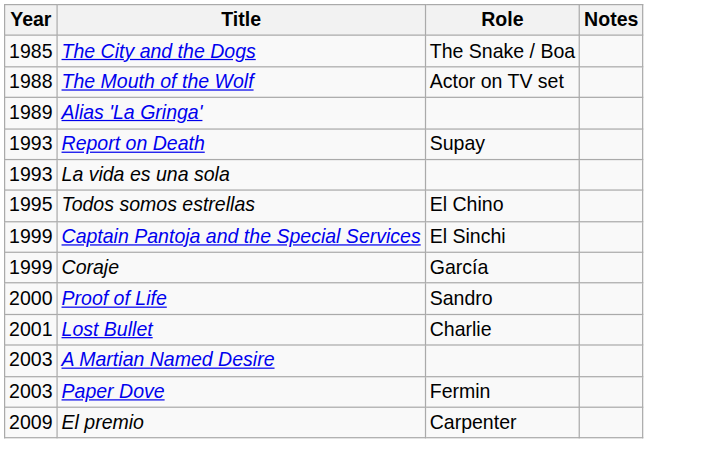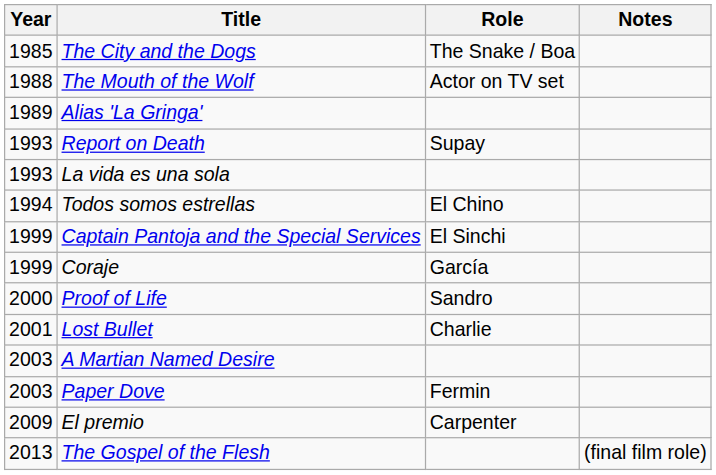(31, 205) 1995 -> (31, 205) 1994
+ row: (166, 453)
